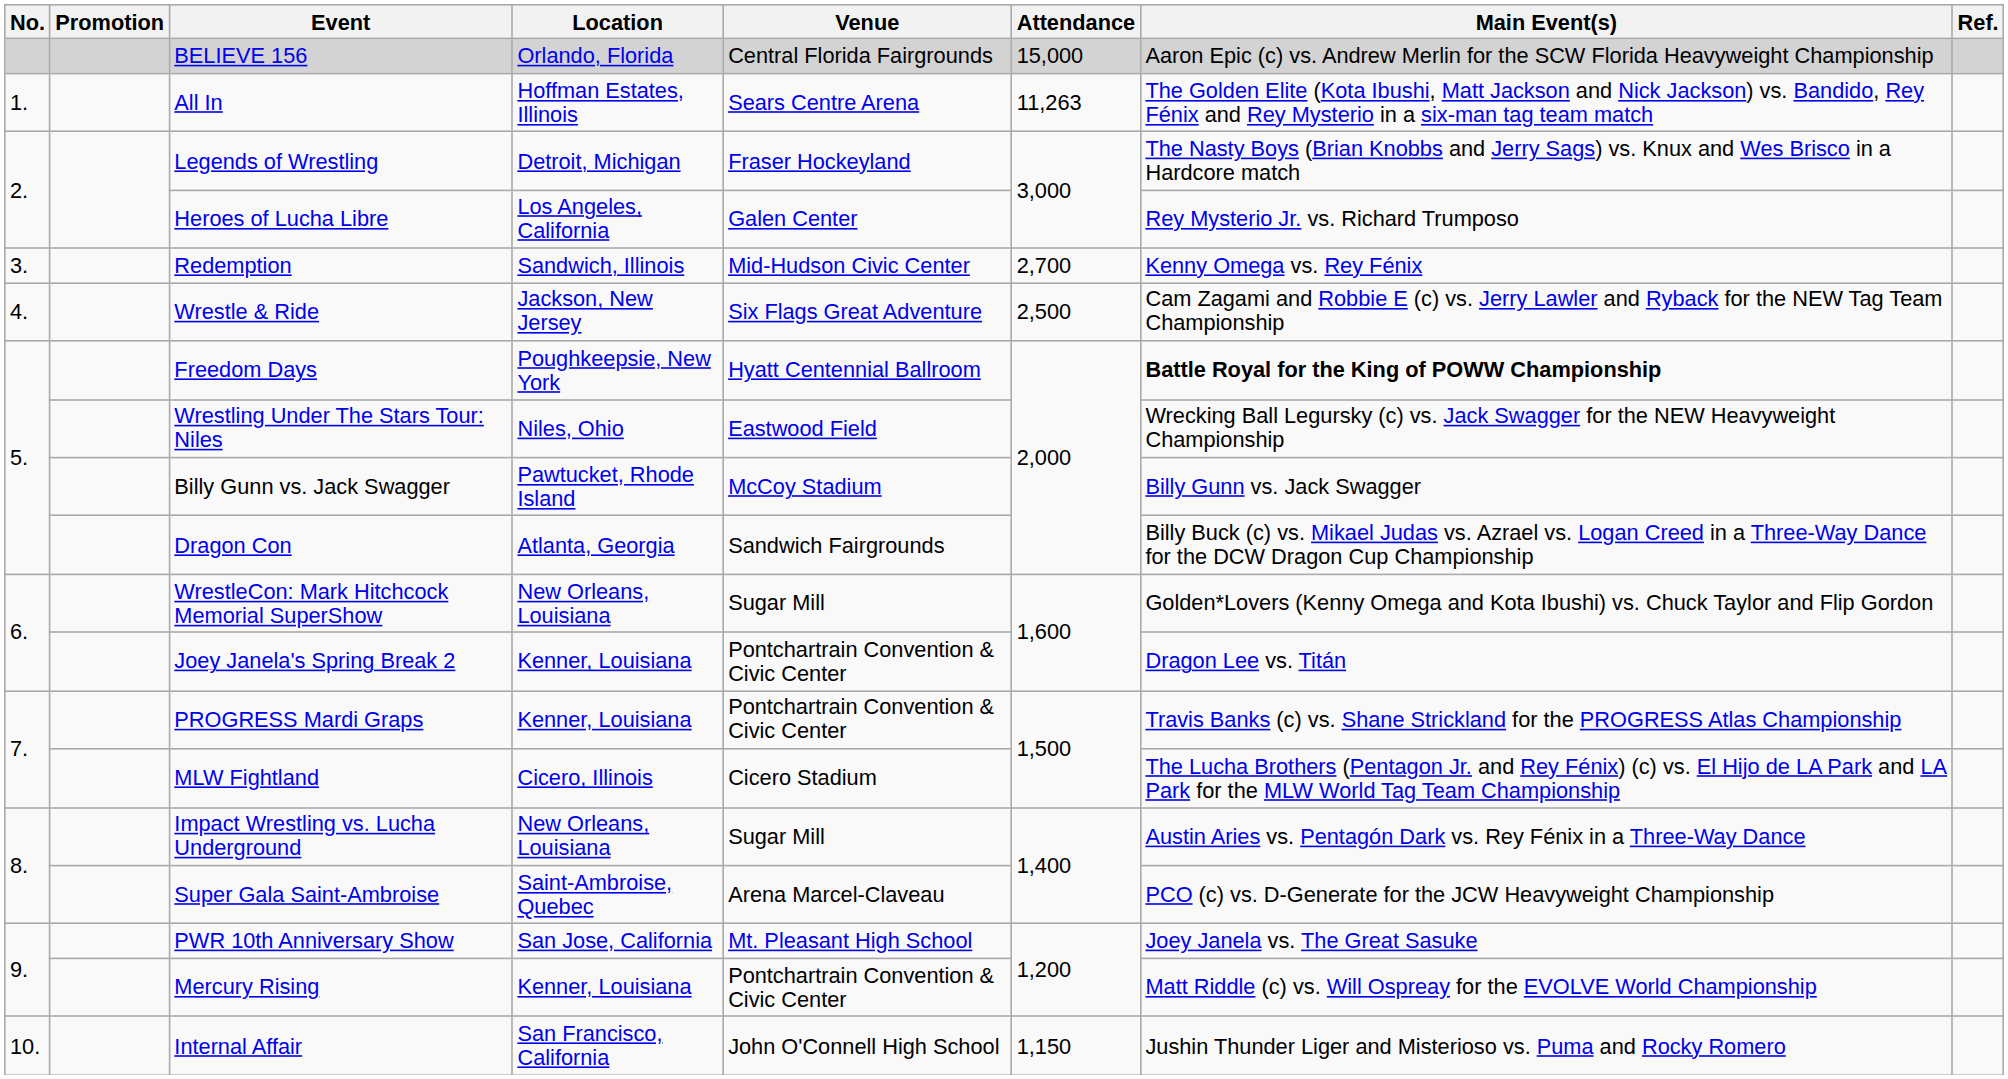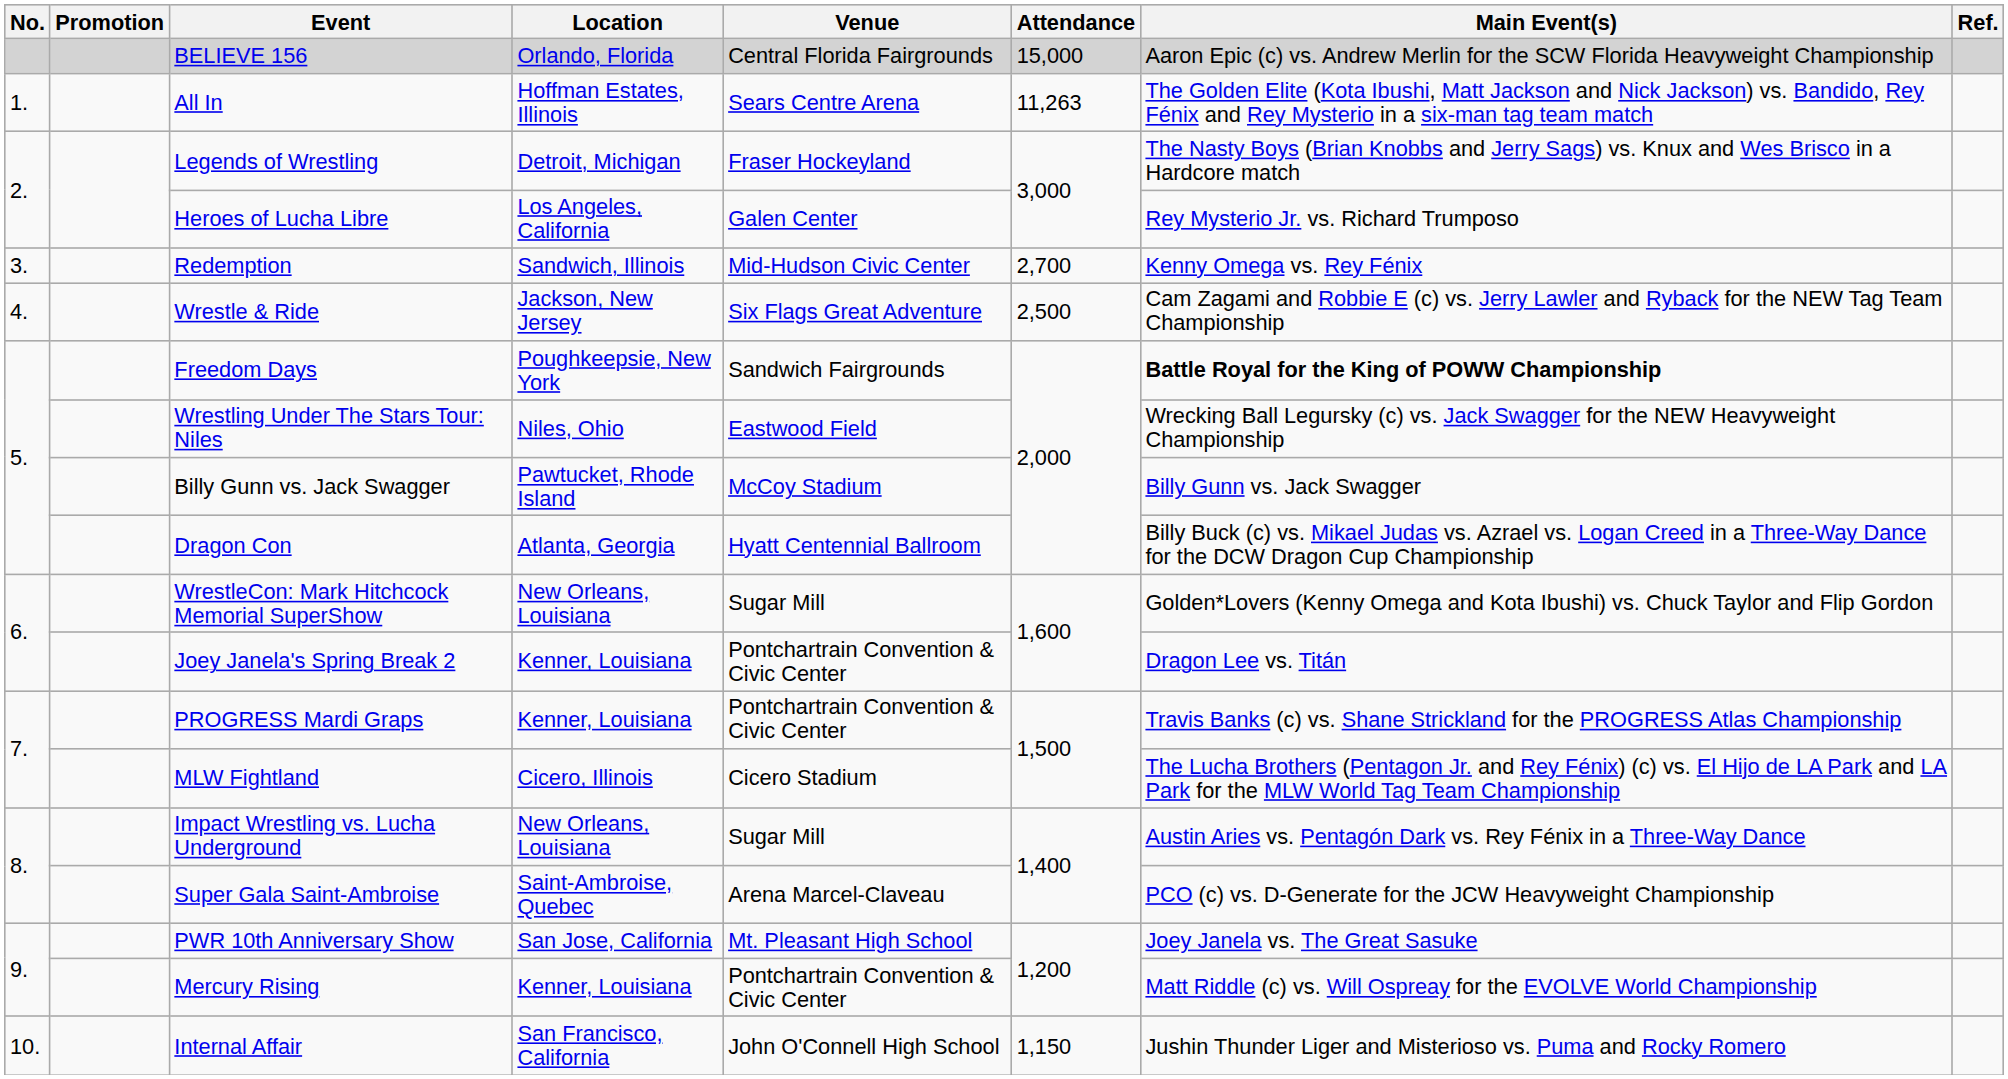(854, 370) Hyatt Centennial Ballroom -> (836, 370) Sandwich Fairgrounds
(836, 545) Sandwich Fairgrounds -> (854, 545) Hyatt Centennial Ballroom
